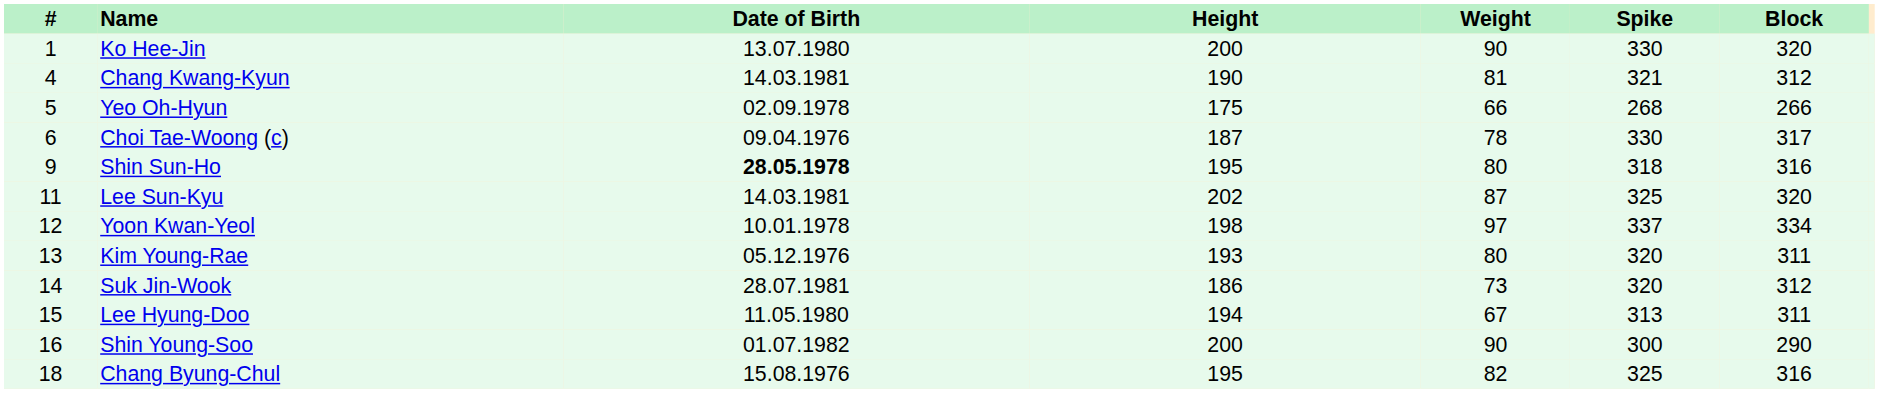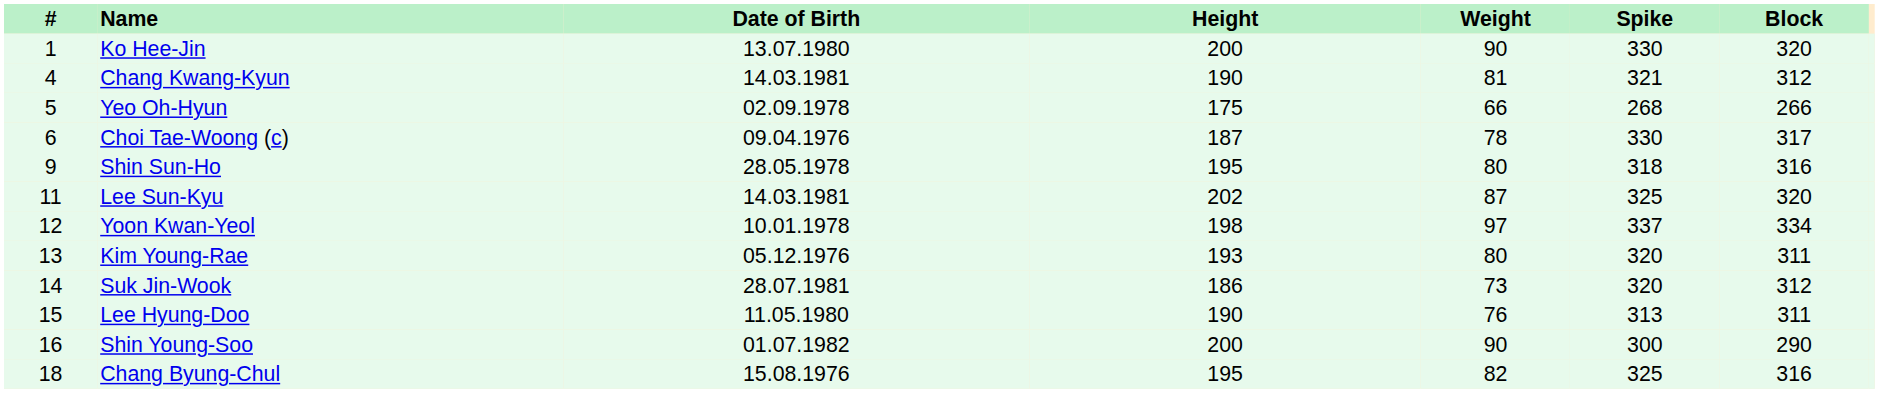(796, 167) bold -> (796, 167) normal
(1225, 315) 194 -> (1225, 315) 190
(1496, 315) 67 -> (1496, 315) 76
